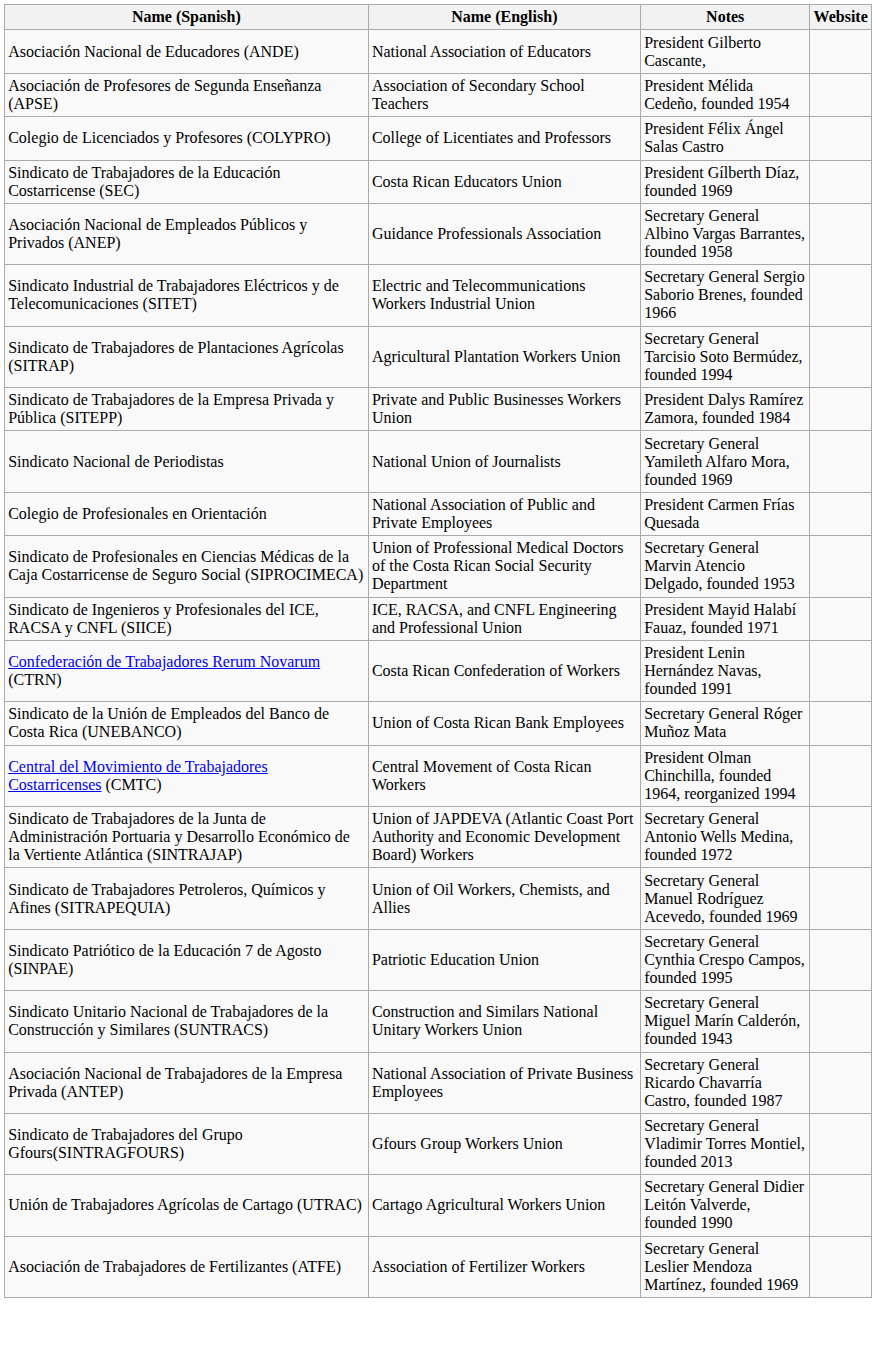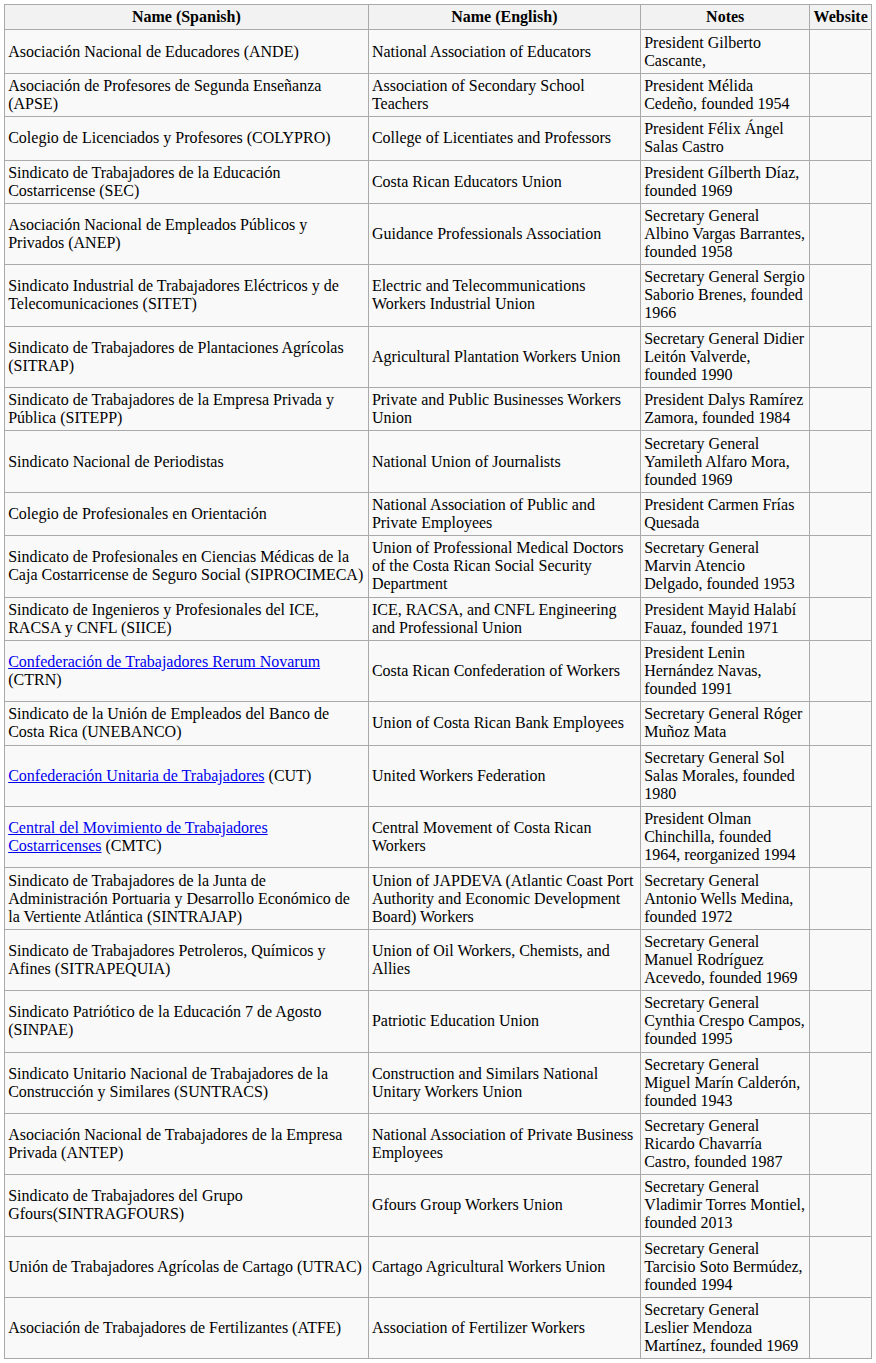(723, 356) Secretary General Tarcisio Soto Bermúdez, founded 1994 -> (724, 356) Secretary General Didier Leitón Valverde, founded 1990
+ row: (160, 775)
(724, 1205) Secretary General Didier Leitón Valverde, founded 1990 -> (723, 1266) Secretary General Tarcisio Soto Bermúdez, founded 1994
